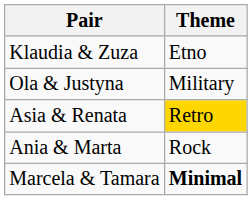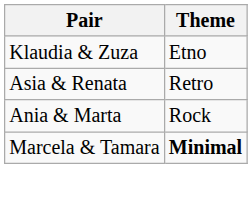- row: (66, 83)
(191, 115) gold background -> (191, 83) no background
